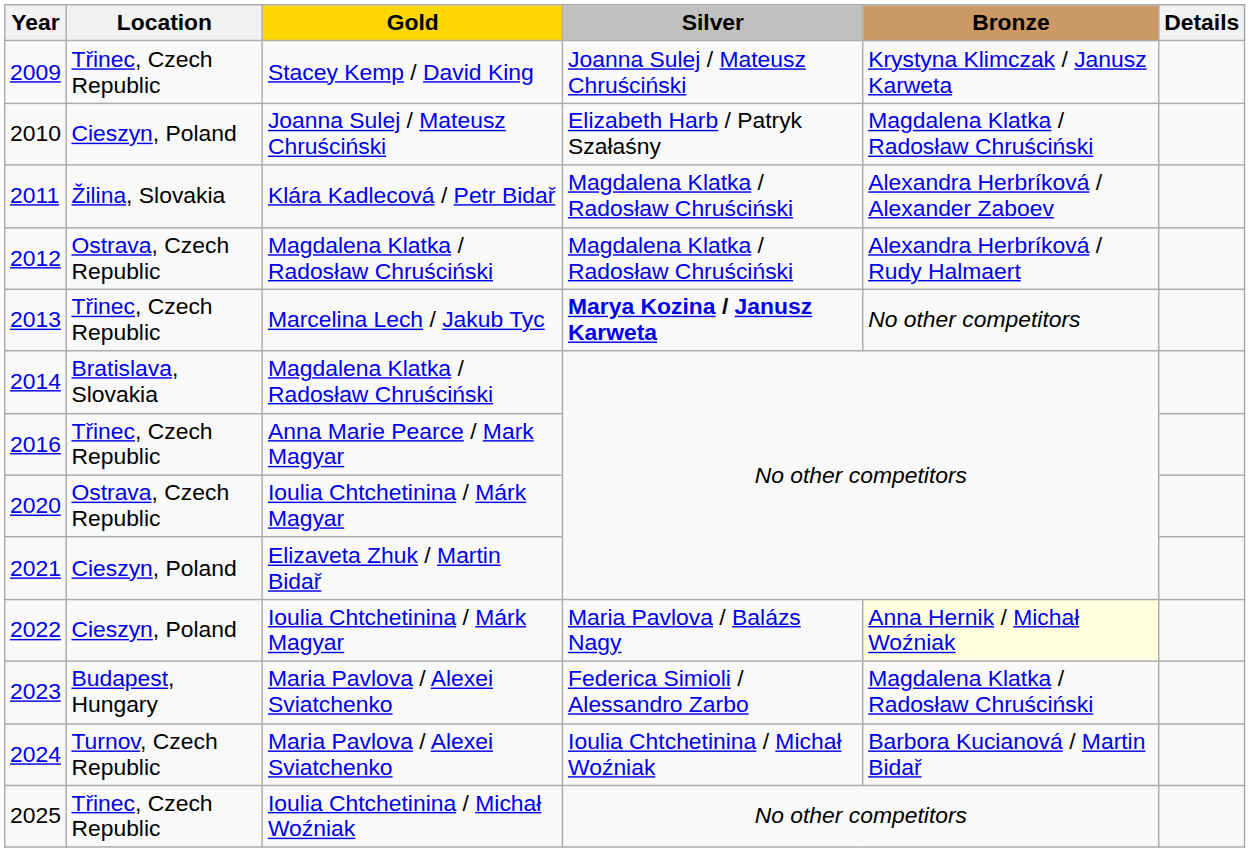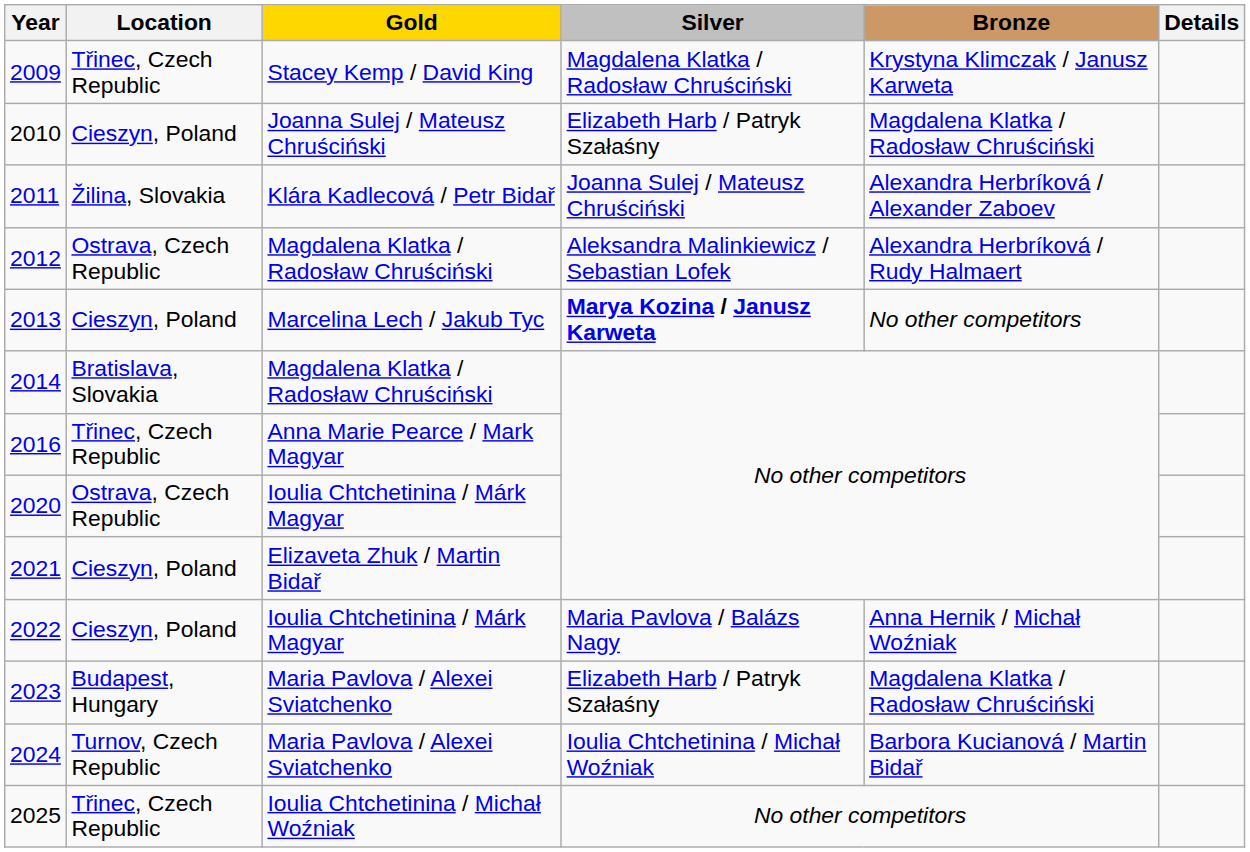(687, 71) Joanna Sulej / Mateusz Chruściński -> (679, 71) Magdalena Klatka / Radosław Chruściński
(681, 195) Magdalena Klatka / Radosław Chruściński -> (686, 195) Joanna Sulej / Mateusz Chruściński
(681, 257) Magdalena Klatka / Radosław Chruściński -> (698, 257) Aleksandra Malinkiewicz / Sebastian Lofek
(142, 319) Třinec, Czech Republic -> (154, 319) Cieszyn, Poland
(974, 630) lightyellow background -> (975, 630) no background
(658, 692) Federica Simioli / Alessandro Zarbo -> (684, 692) Elizabeth Harb / Patryk Szałaśny
